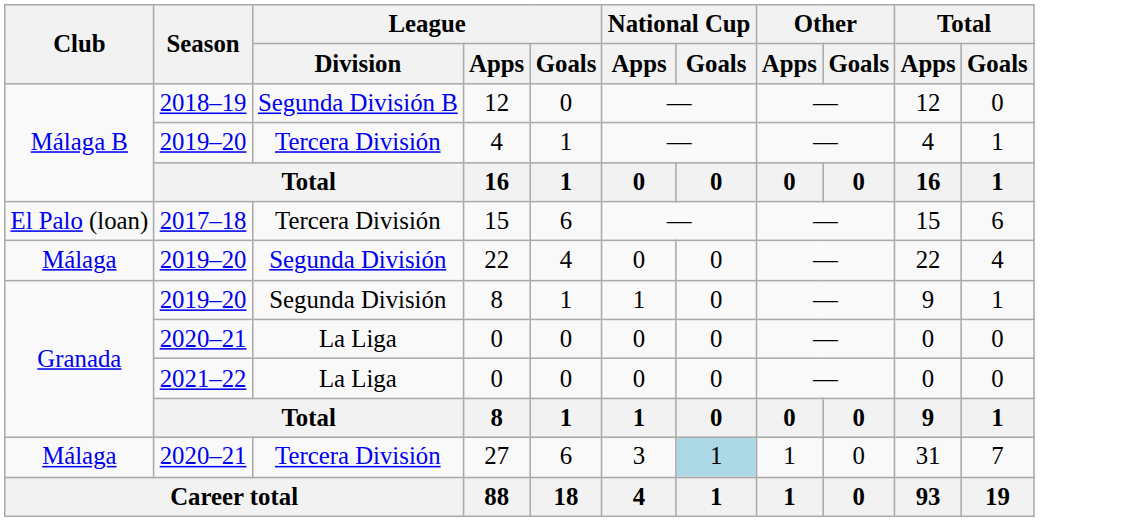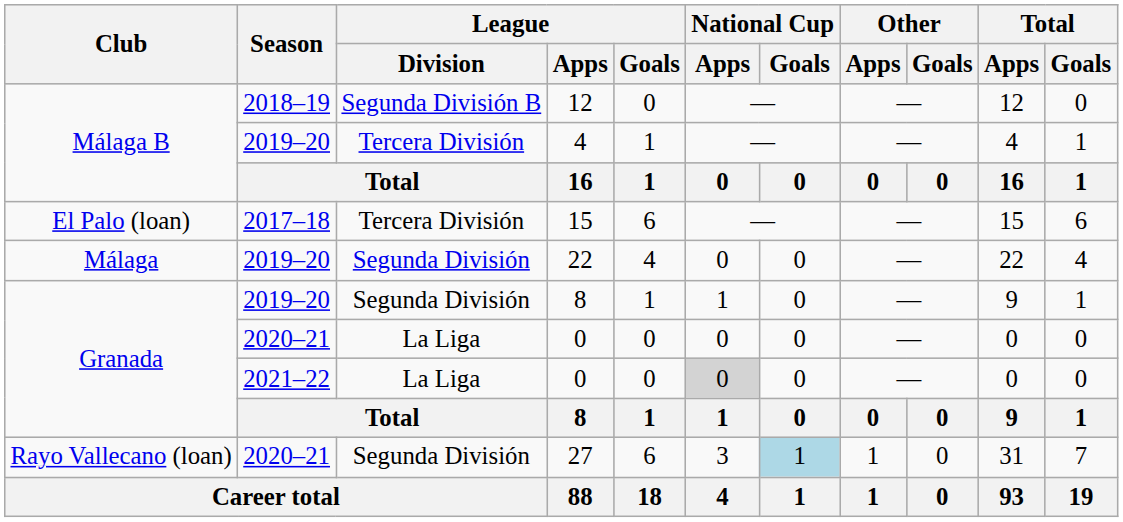(639, 378) no background -> (723, 378) lightgrey background
(79, 456) Málaga -> (121, 456) Rayo Vallecano (loan)
(358, 456) Tercera División -> (441, 456) Segunda División
